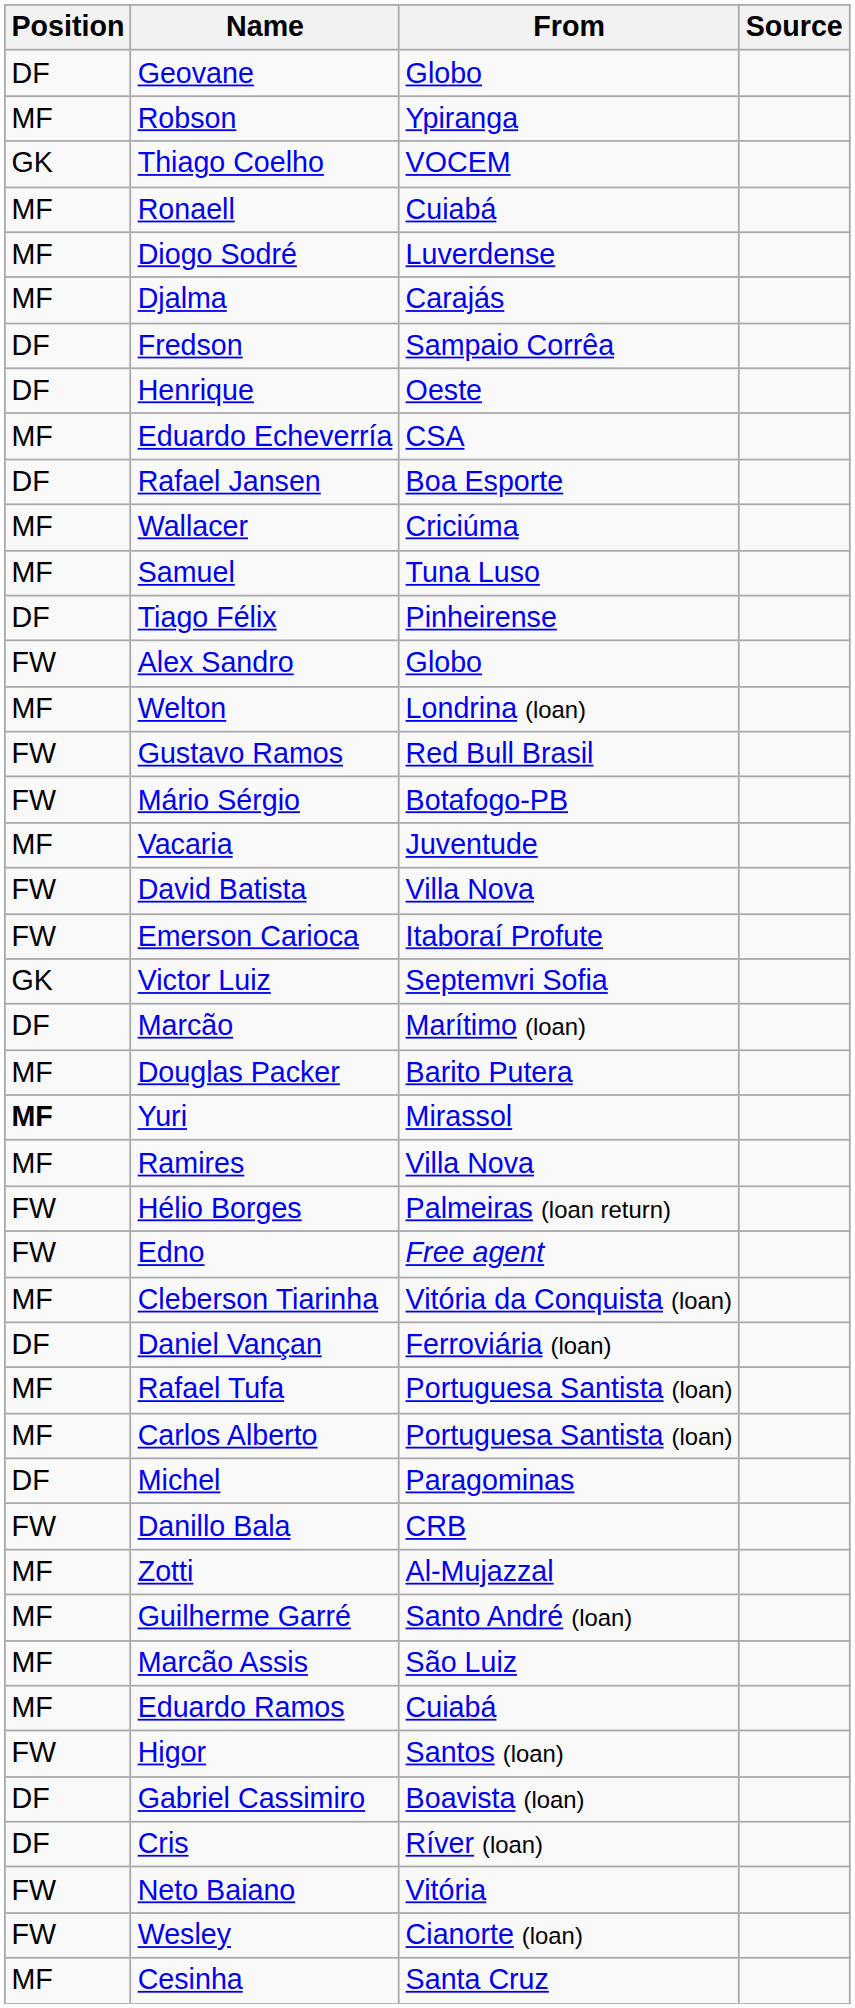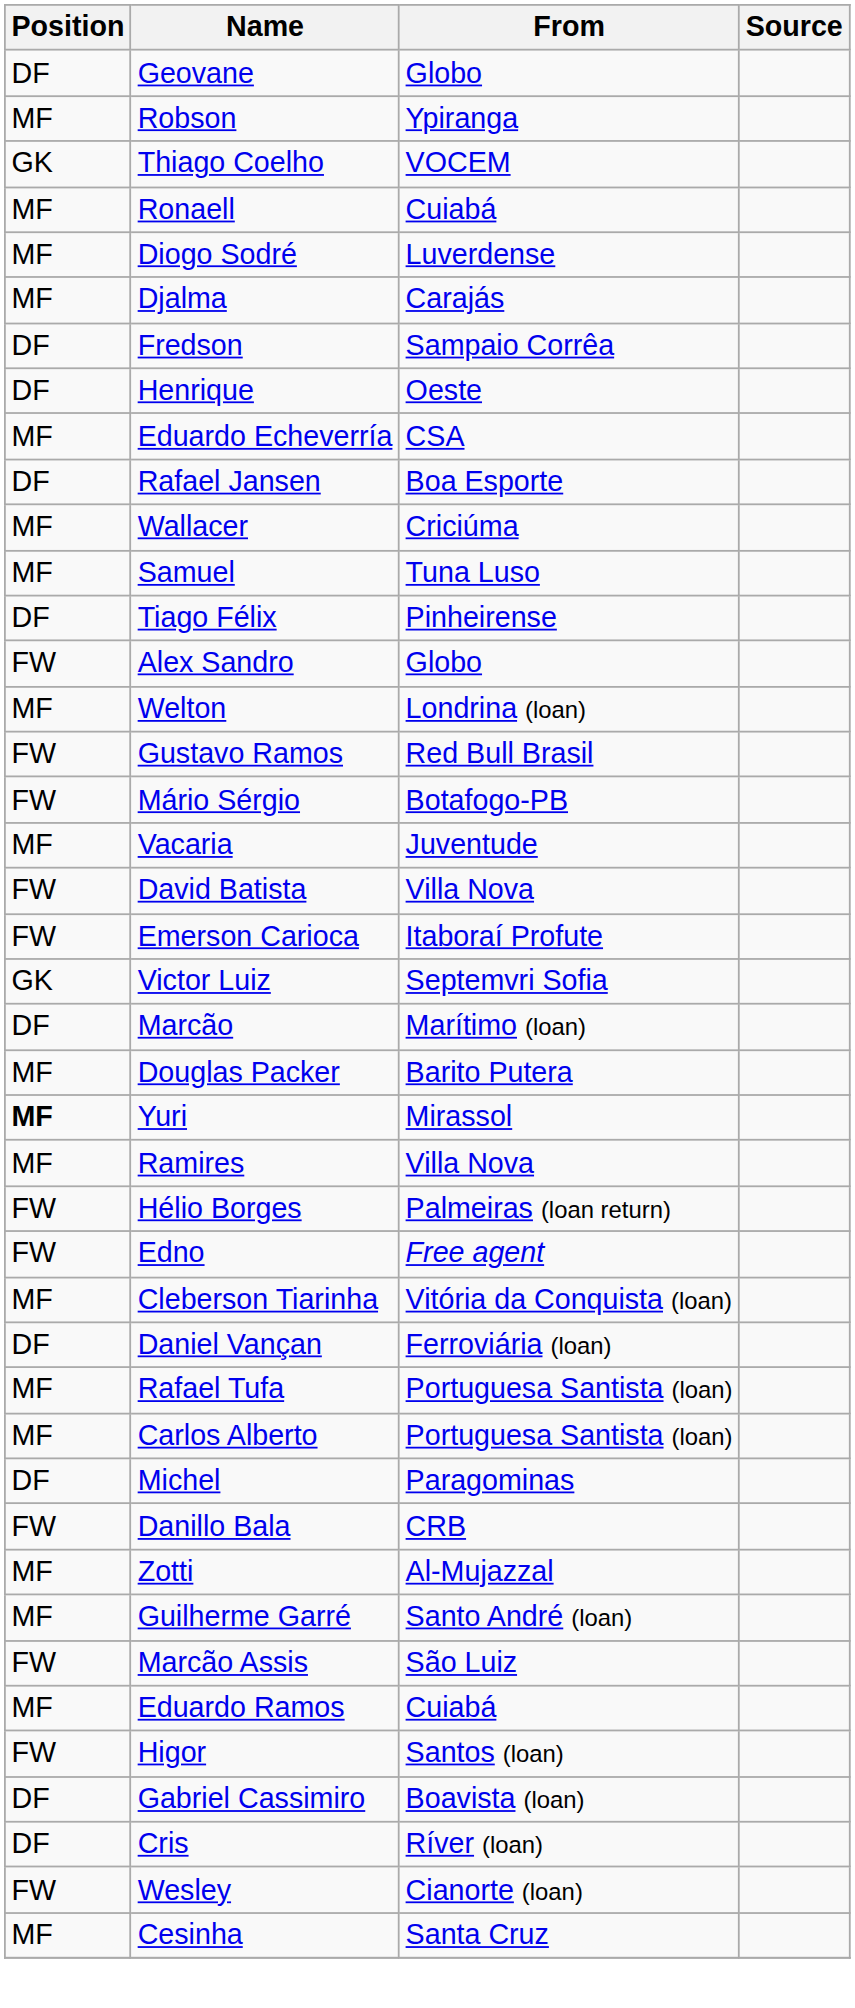(32, 1662) MF -> (34, 1662) FW
- row: (216, 1889)
